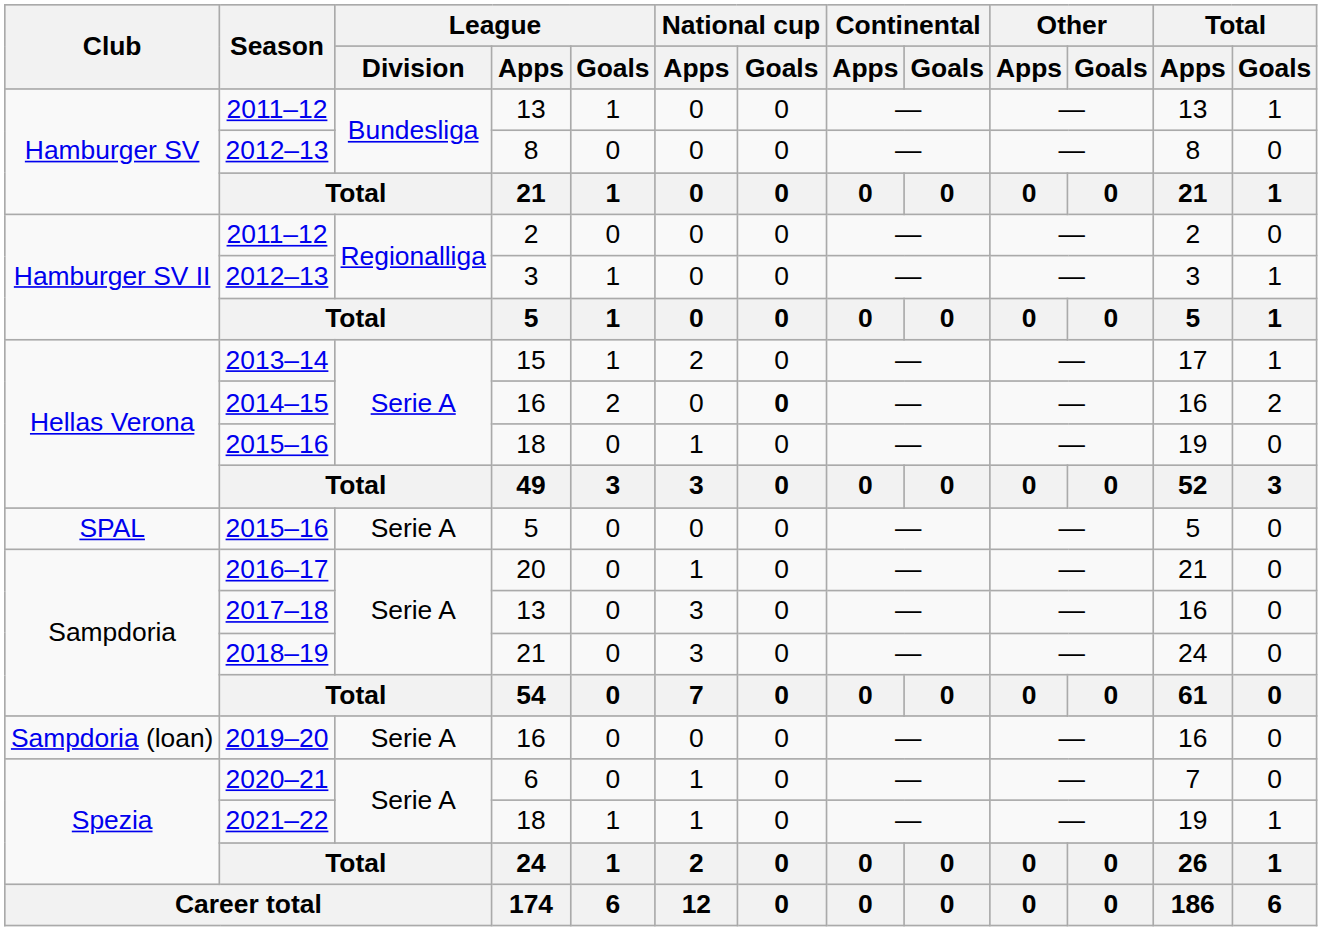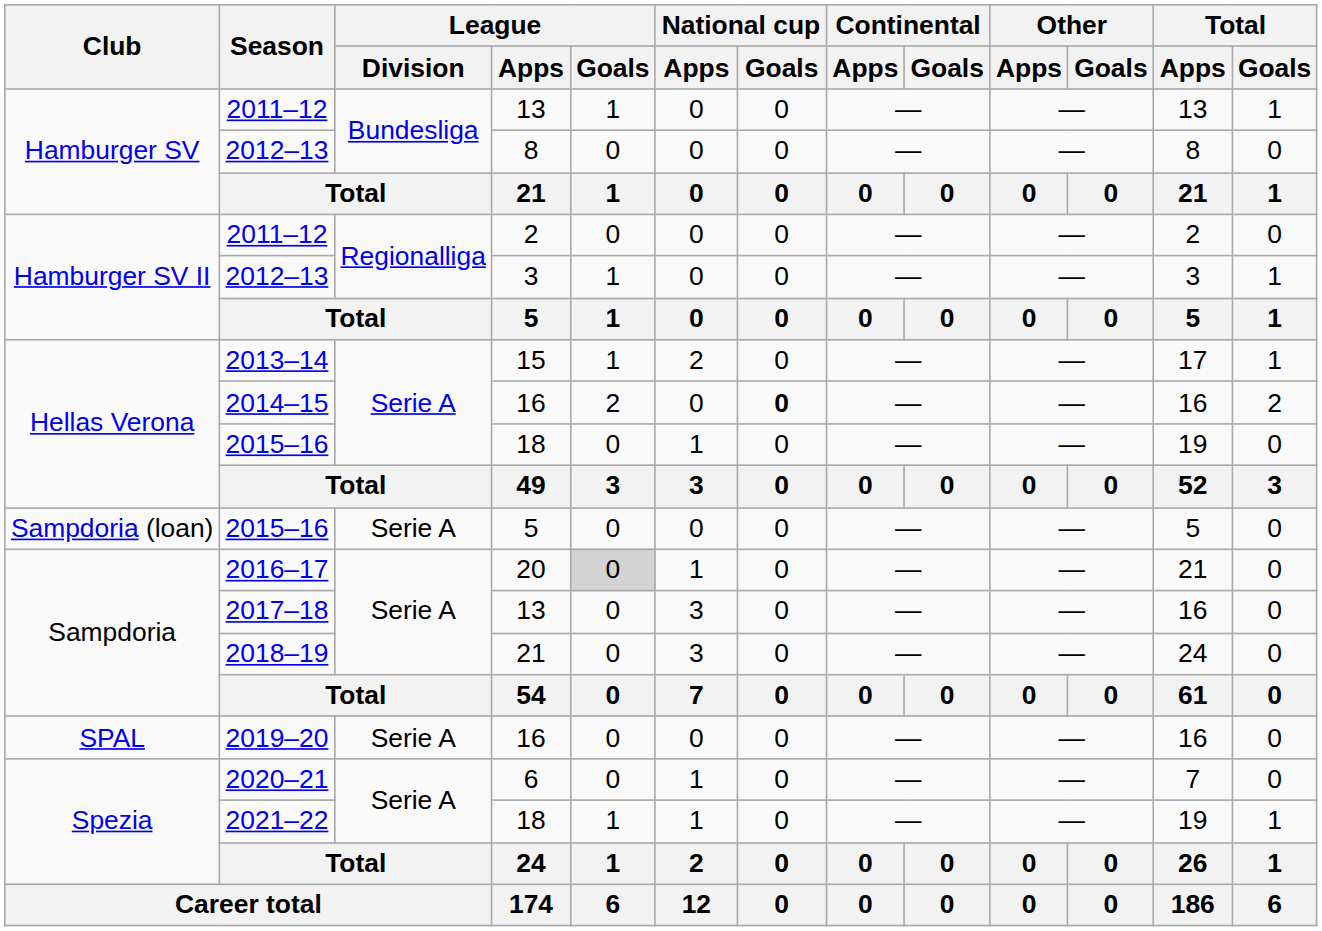(112, 527) SPAL -> (112, 527) Sampdoria (loan)
(613, 569) no background -> (613, 569) lightgrey background
(112, 737) Sampdoria (loan) -> (112, 737) SPAL
